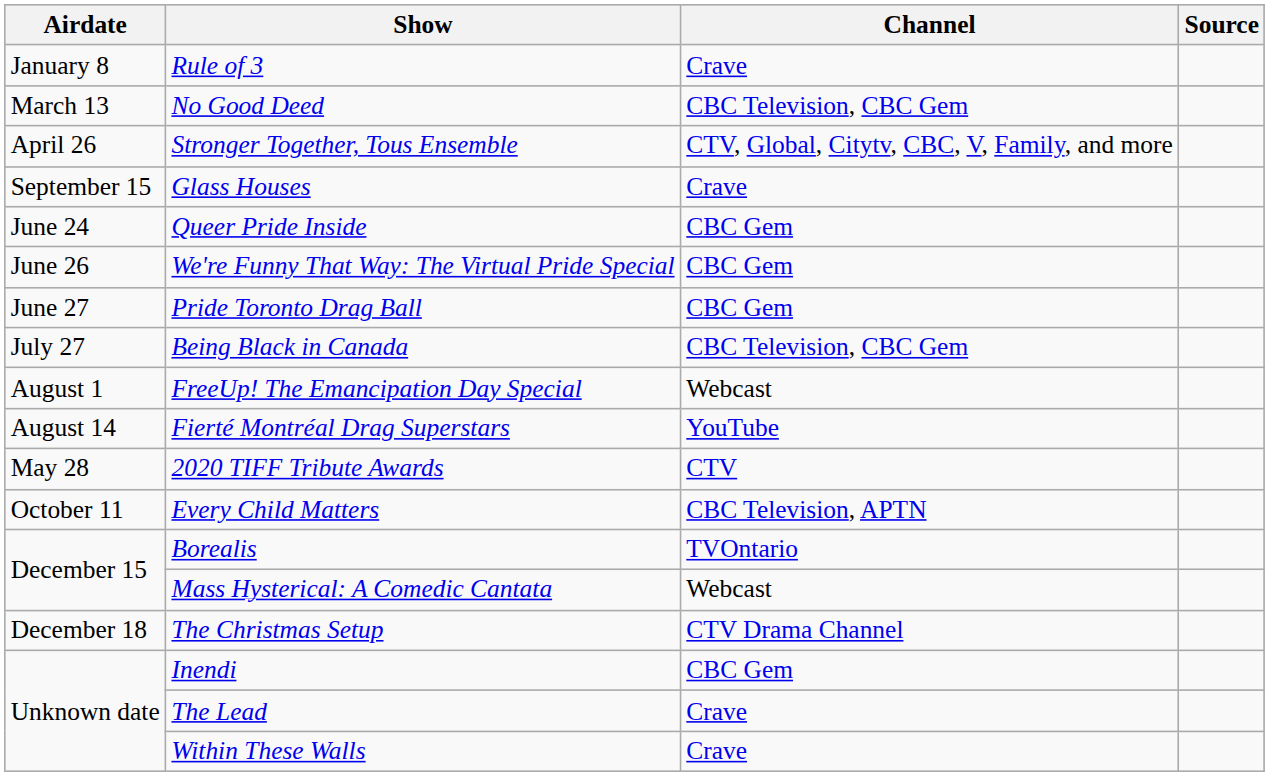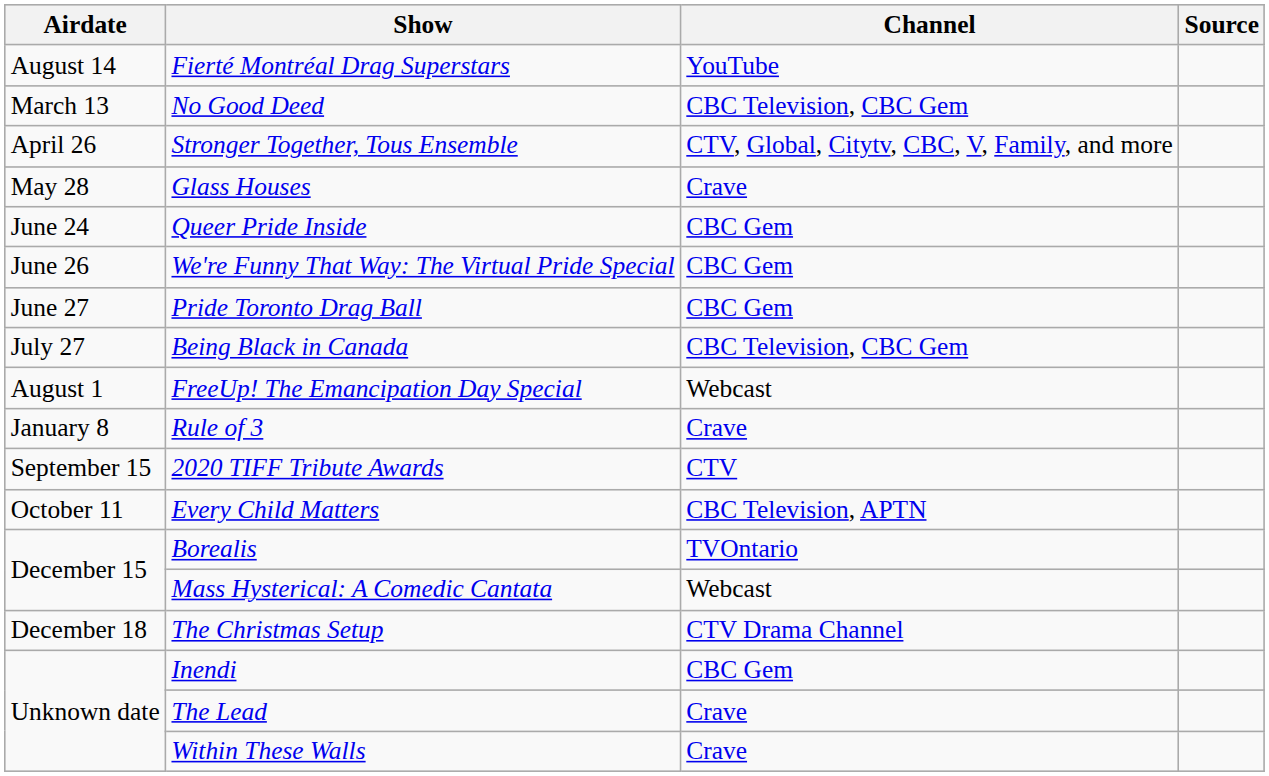rows swapped: (217, 65) <-> (341, 428)
(81, 186) September 15 -> (50, 186) May 28
(50, 468) May 28 -> (81, 468) September 15
